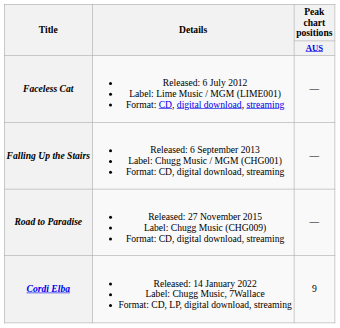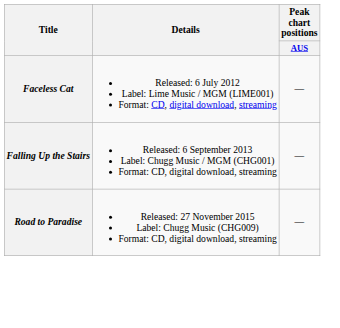- row: (48, 289)
